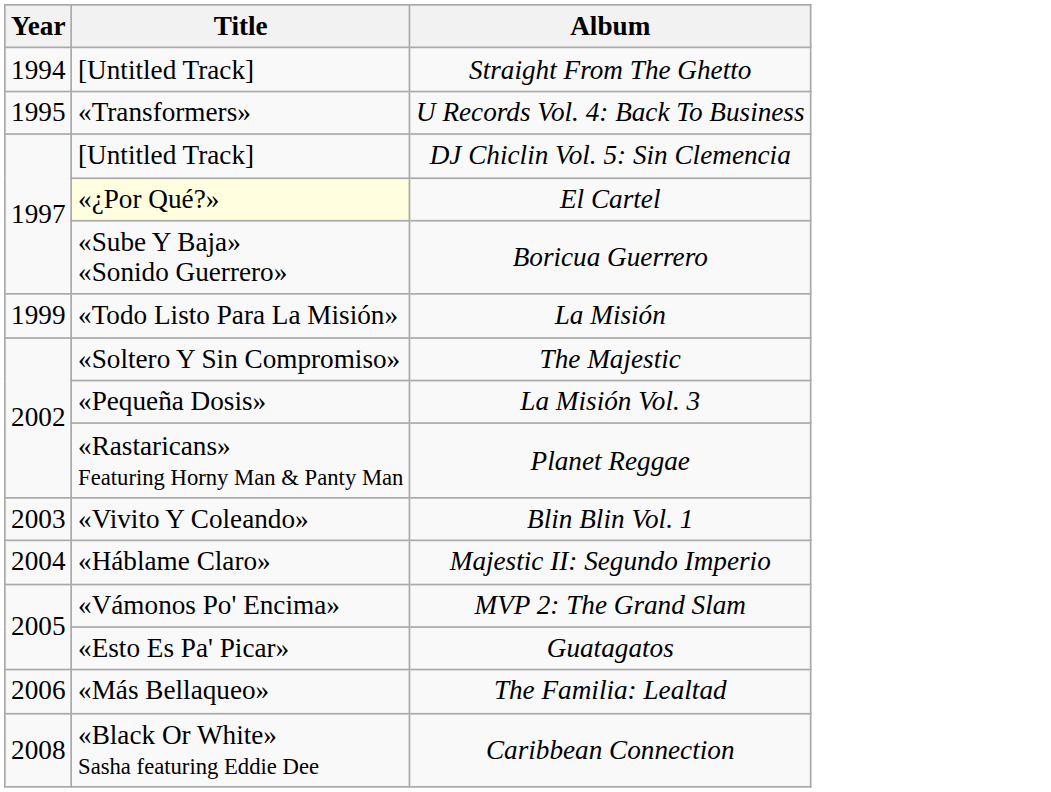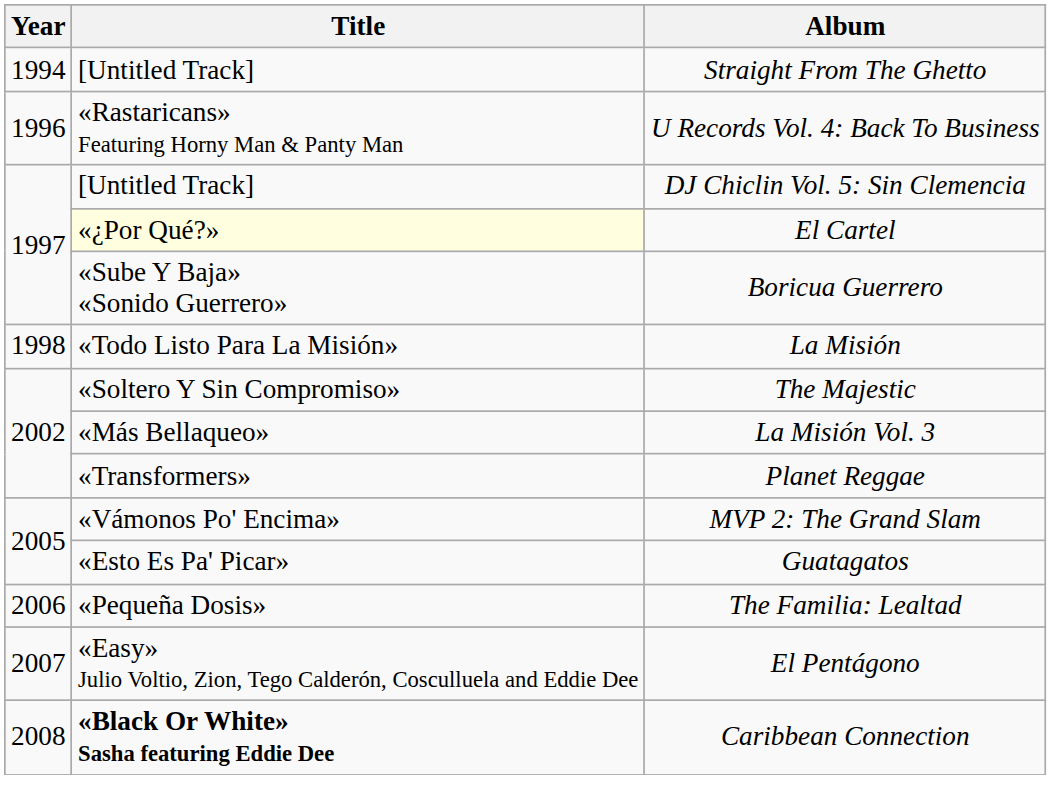(38, 112) 1995 -> (38, 127) 1996
(164, 112) «Transformers» -> (241, 127) «Rastaricans» Featuring Horny Man & Panty Man
(38, 315) 1999 -> (38, 346) 1998
(172, 401) «Pequeña Dosis» -> (174, 432) «Más Bellaqueo»
(241, 460) «Rastaricans» Featuring Horny Man & Panty Man -> (164, 475) «Transformers»
- row: (610, 518)
- row: (610, 561)
(174, 691) «Más Bellaqueo» -> (172, 604) «Pequeña Dosis»
+ row: (845, 663)
(199, 749) normal -> (206, 737) bold
